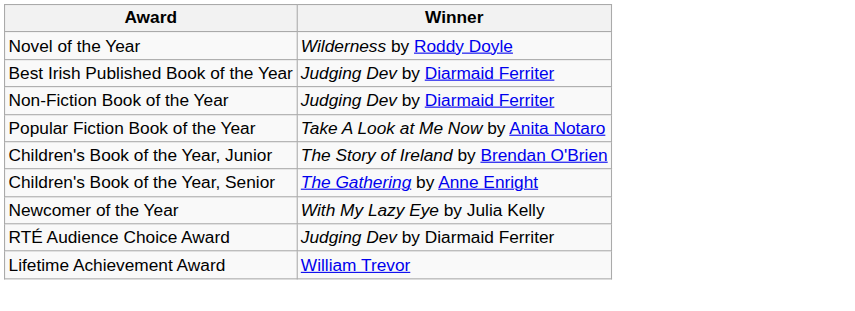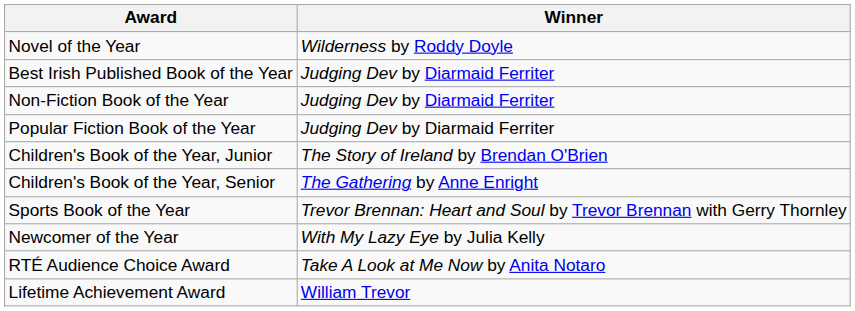(453, 127) Take A Look at Me Now by Anita Notaro -> (428, 127) Judging Dev by Diarmaid Ferriter
+ row: (99, 210)
(428, 237) Judging Dev by Diarmaid Ferriter -> (453, 264) Take A Look at Me Now by Anita Notaro
